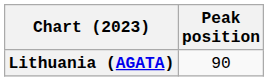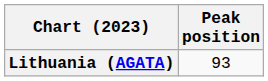(221, 63) 90 -> (221, 63) 93
